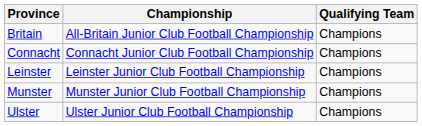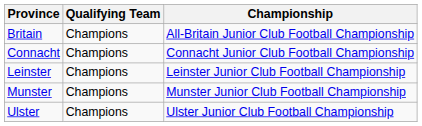columns swapped: (190, 14) <-> (367, 14)
